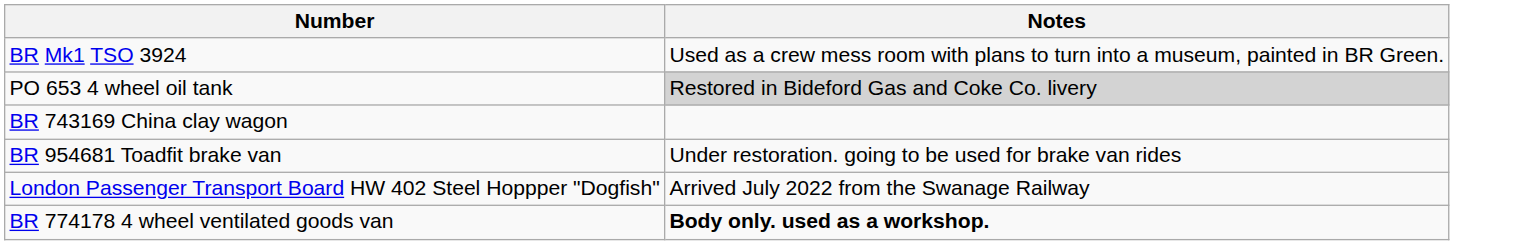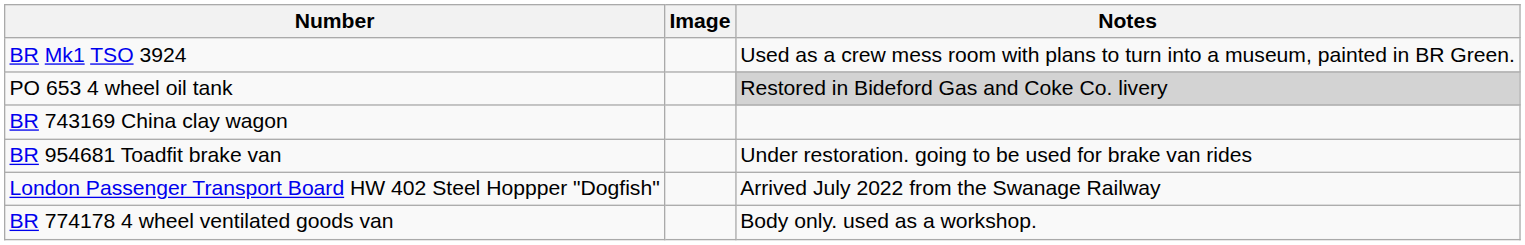+ column: (700, 21)
(829, 222) bold -> (889, 222) normal
